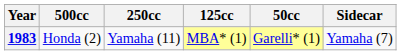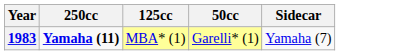- column: (72, 15)
(144, 38) normal -> (81, 38) bold
